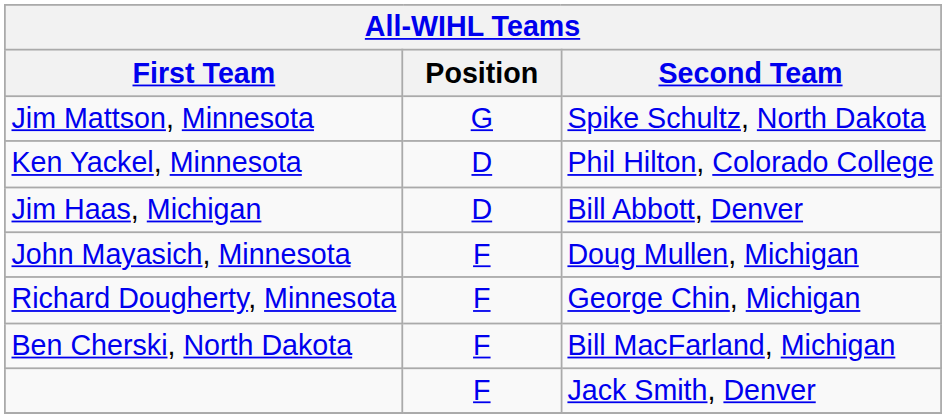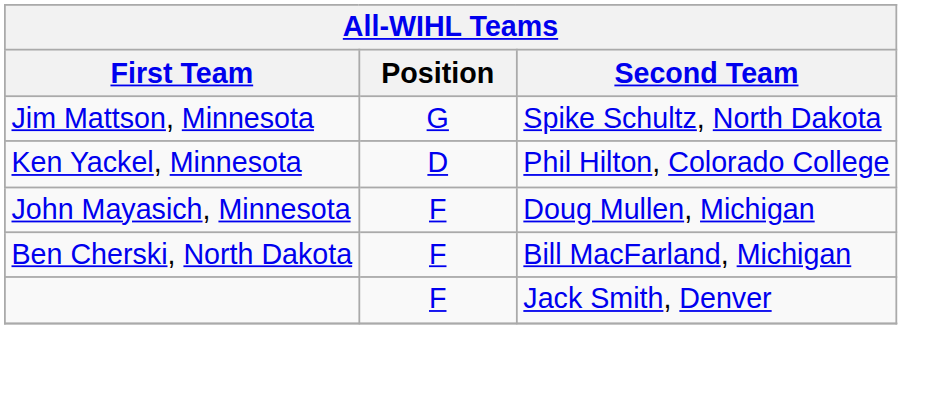- row: (136, 208)
- row: (204, 299)
